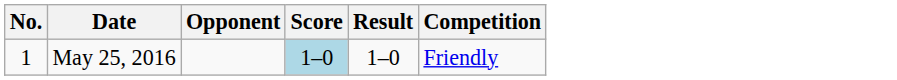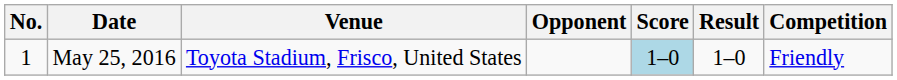+ column: (354, 22)
